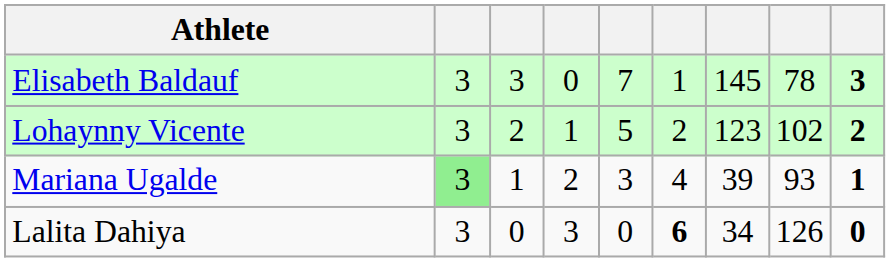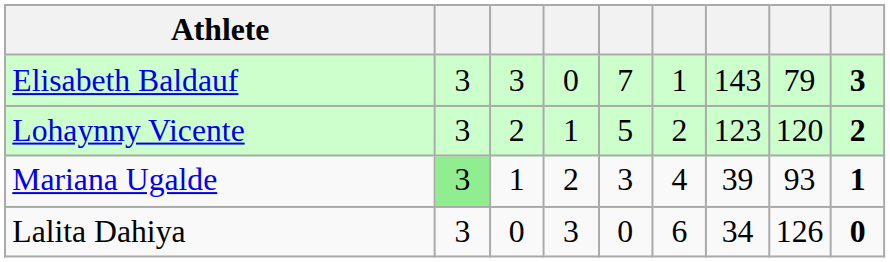(737, 79) 145 -> (737, 79) 143
(800, 79) 78 -> (800, 79) 79
(800, 130) 102 -> (800, 130) 120
(679, 230) bold -> (679, 230) normal
